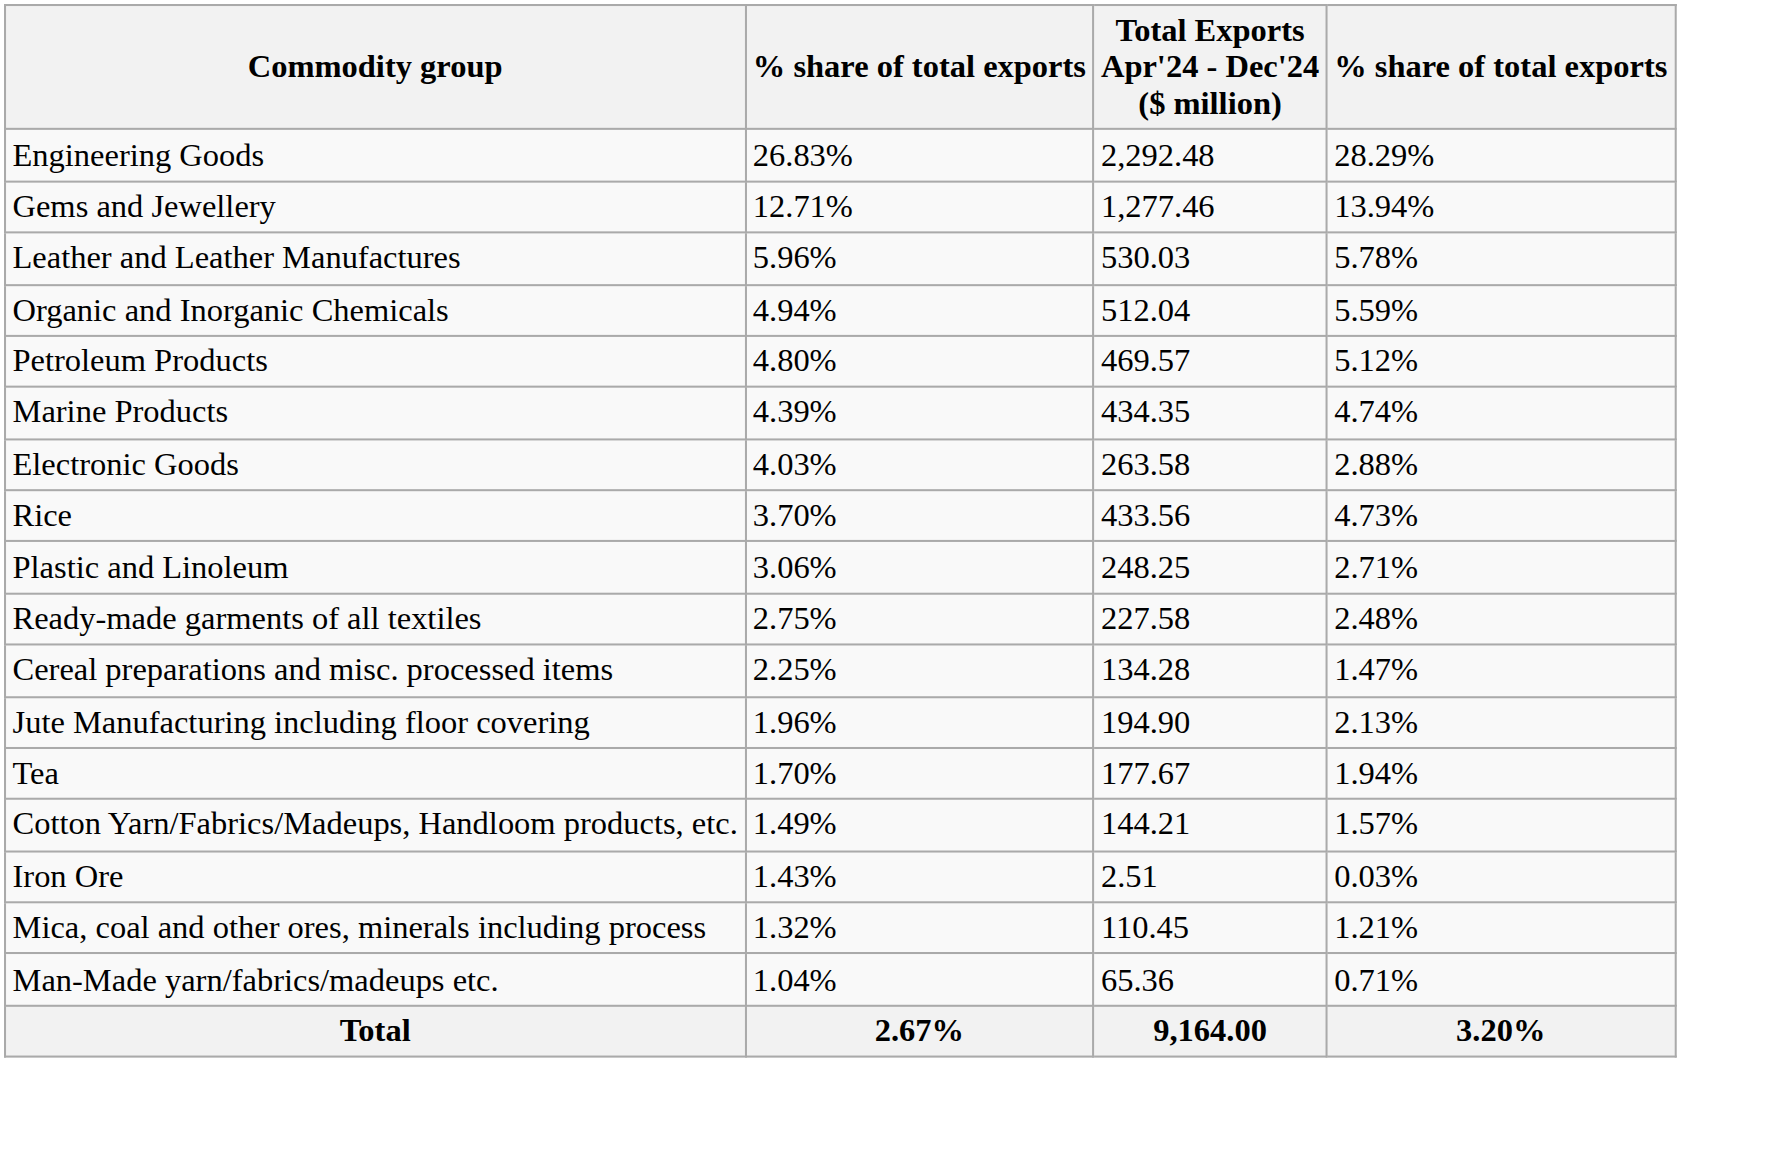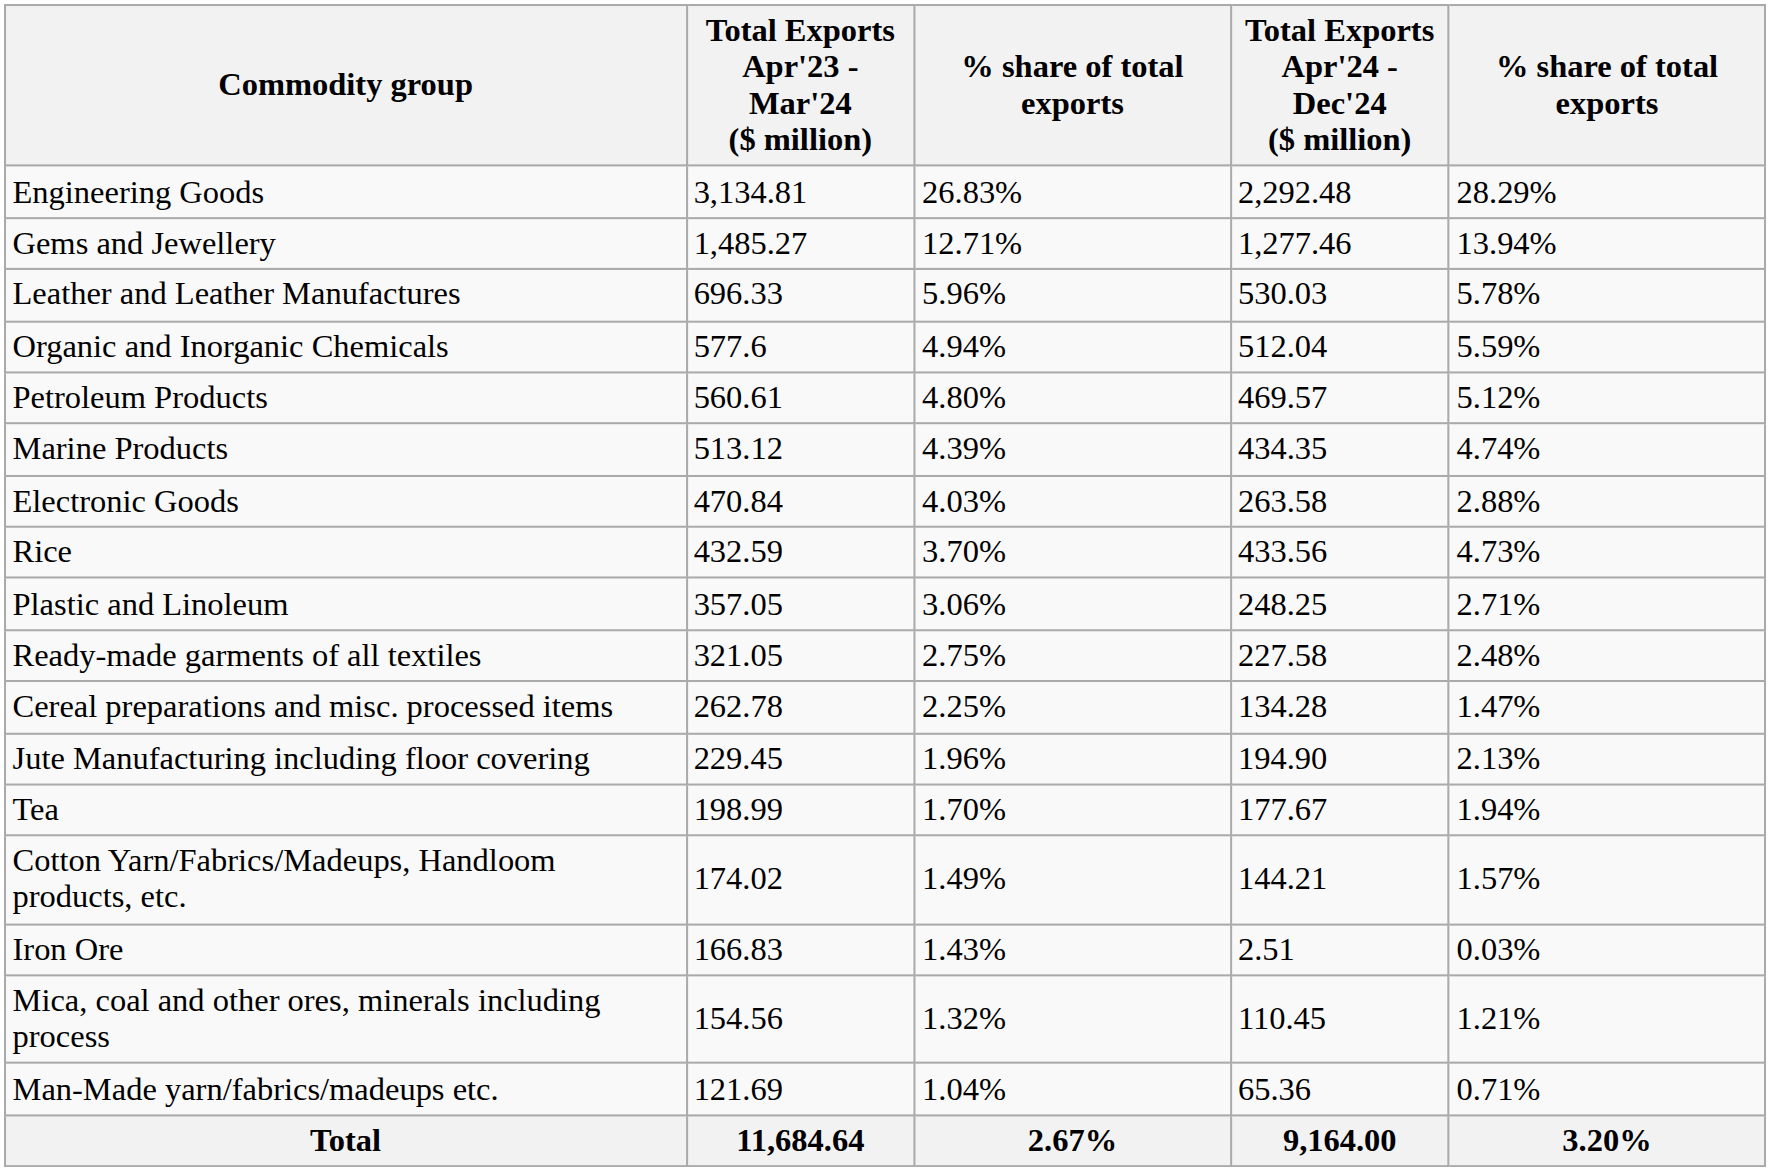+ column: (800, 85)
